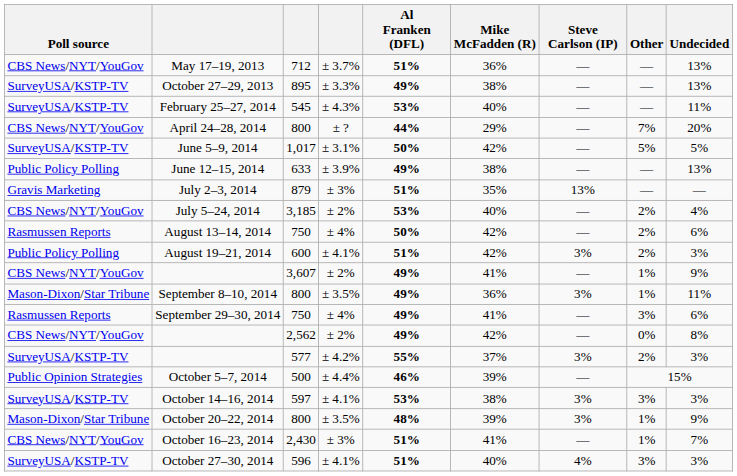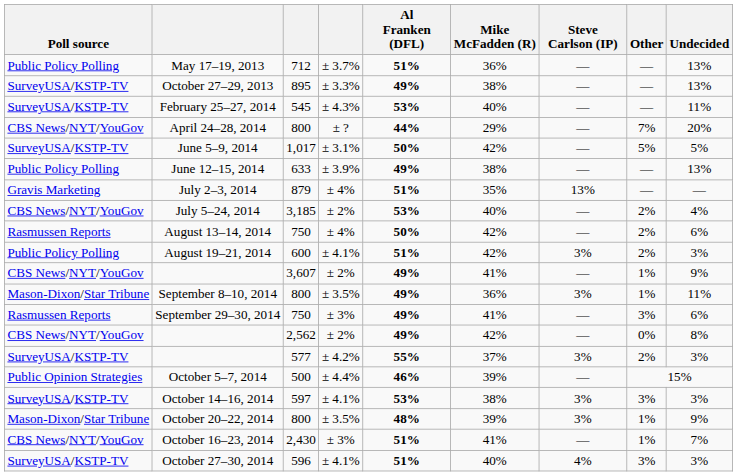(75, 65) CBS News/NYT/YouGov -> (63, 65) Public Policy Polling
(341, 190) ± 3% -> (341, 190) ± 4%
(341, 314) ± 4% -> (341, 314) ± 3%
